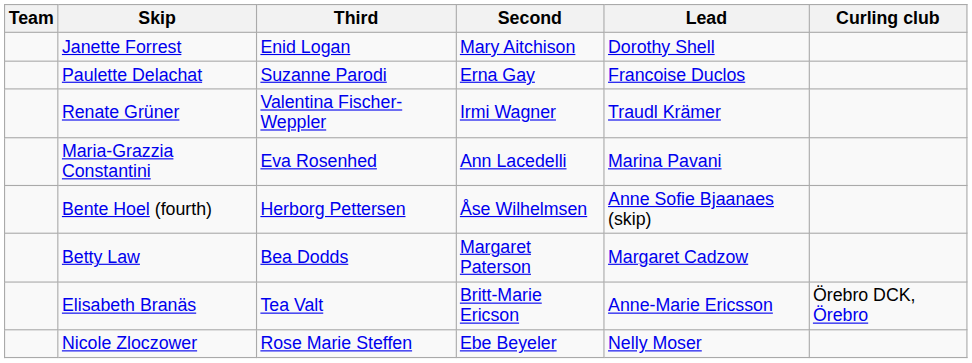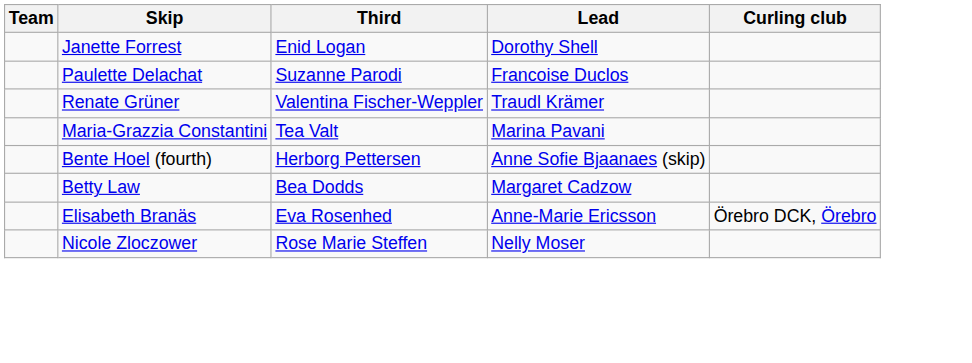- column: (530, 18)
(319, 161) Eva Rosenhed -> (307, 131) Tea Valt
(292, 305) Tea Valt -> (334, 215) Eva Rosenhed
